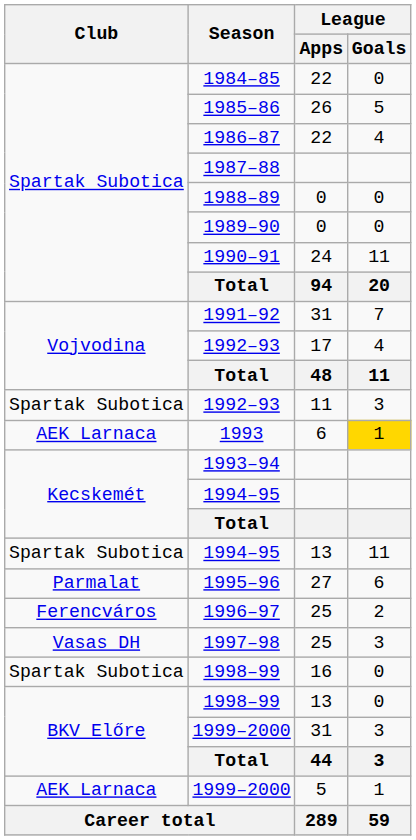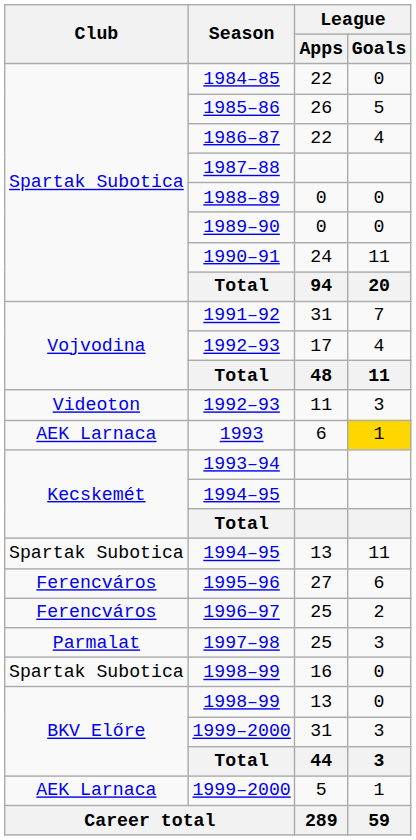(96, 405) Spartak Subotica -> (96, 405) Videoton
(96, 583) Parmalat -> (96, 583) Ferencváros
(96, 642) Vasas DH -> (96, 642) Parmalat
